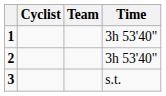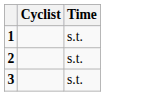- column: (83, 15)
(131, 36) 3h 53'40" -> (75, 36) s.t.
(131, 58) 3h 53'40" -> (75, 58) s.t.
